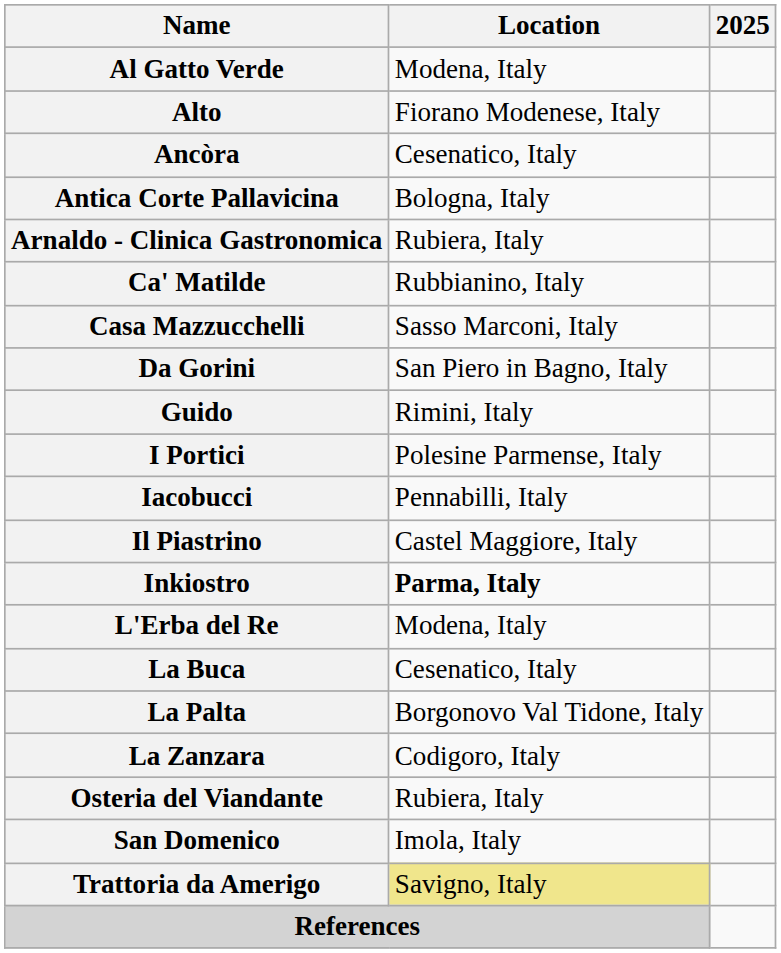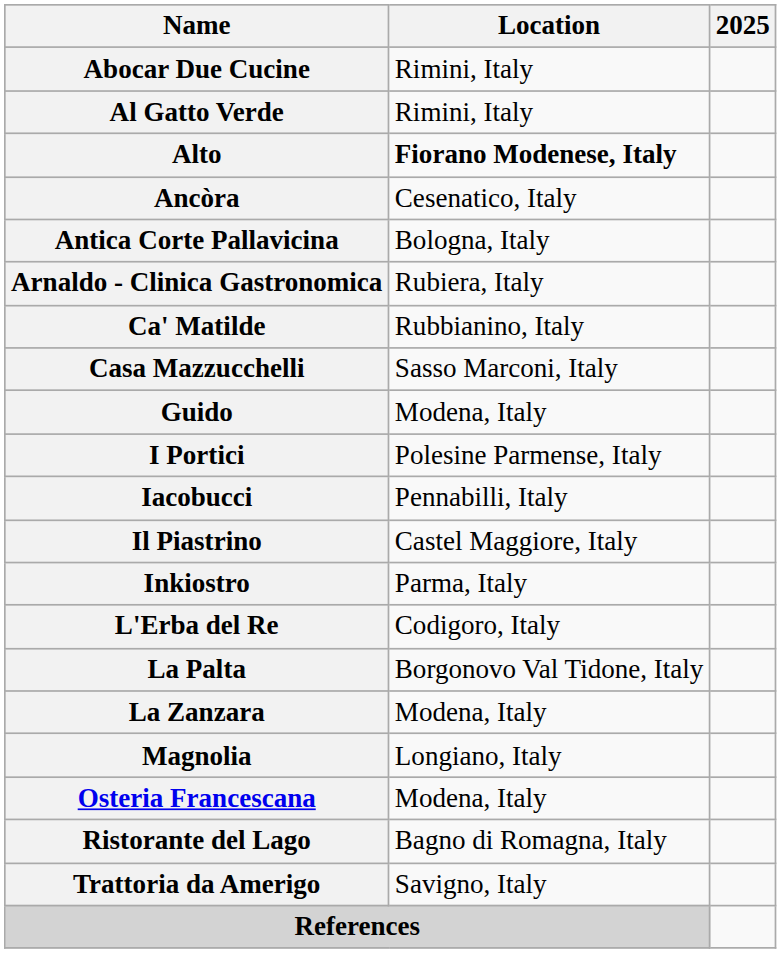+ row: (197, 68)
(471, 68) Modena, Italy -> (464, 111) Rimini, Italy
(527, 111) normal -> (536, 154) bold
- row: (197, 369)
(464, 411) Rimini, Italy -> (471, 411) Modena, Italy
(468, 583) bold -> (461, 583) normal
(471, 626) Modena, Italy -> (477, 626) Codigoro, Italy
- row: (197, 669)
(477, 754) Codigoro, Italy -> (471, 712) Modena, Italy
+ row: (197, 754)
- row: (197, 797)
+ row: (197, 797)
+ row: (197, 840)
- row: (197, 840)
(471, 883) khaki background -> (471, 883) no background
